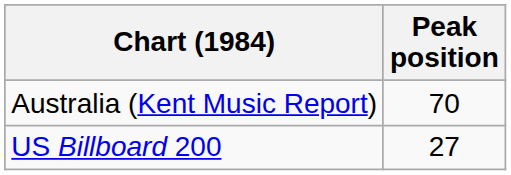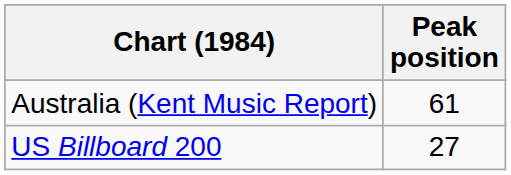(444, 102) 70 -> (444, 102) 61
